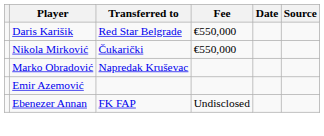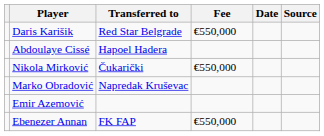+ row: (51, 49)
(222, 103) Undisclosed -> (215, 121) €550,000
